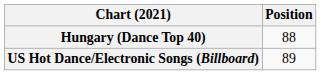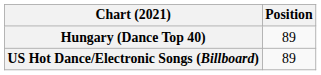(289, 37) 88 -> (289, 37) 89
